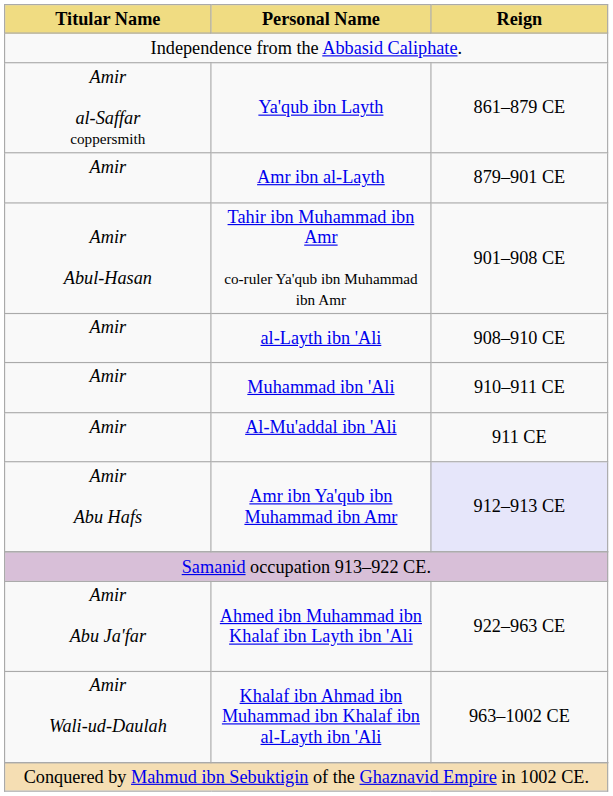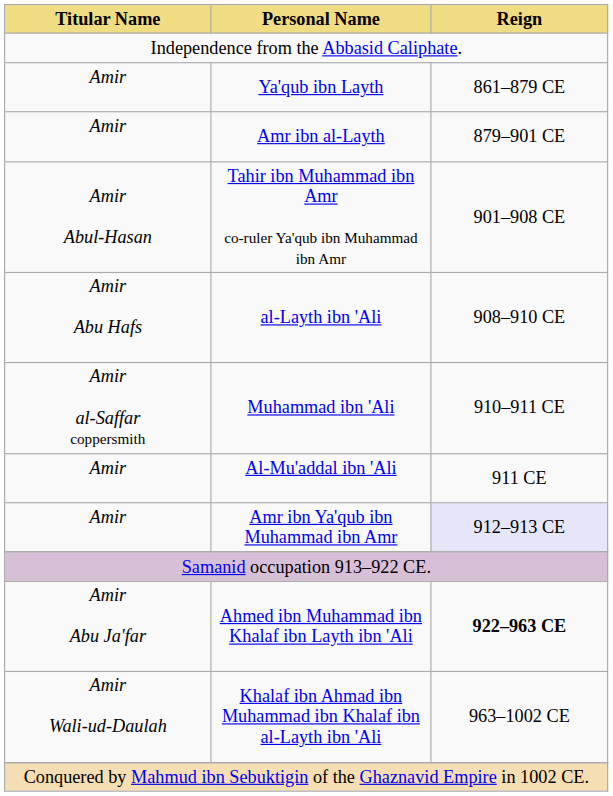(108, 107) Amir al-Saffar coppersmith -> (108, 76) Amir
(108, 327) Amir -> (108, 307) Amir Abu Hafs
(108, 377) Amir -> (108, 407) Amir al-Saffar coppersmith
(108, 496) Amir Abu Hafs -> (108, 517) Amir
(519, 626) normal -> (519, 626) bold
